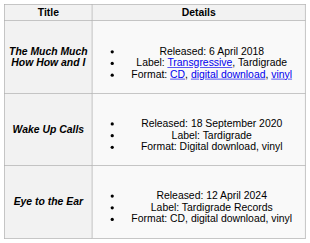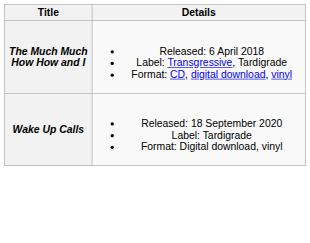- row: (48, 201)
